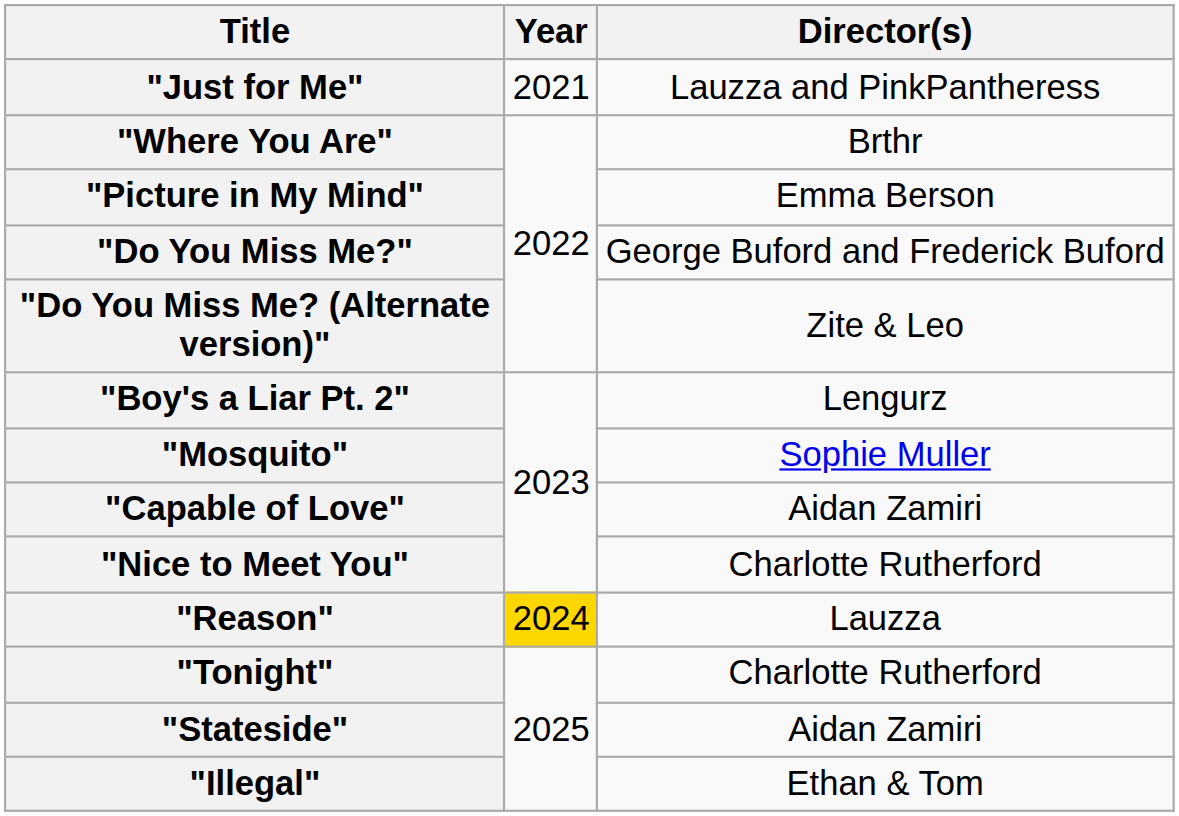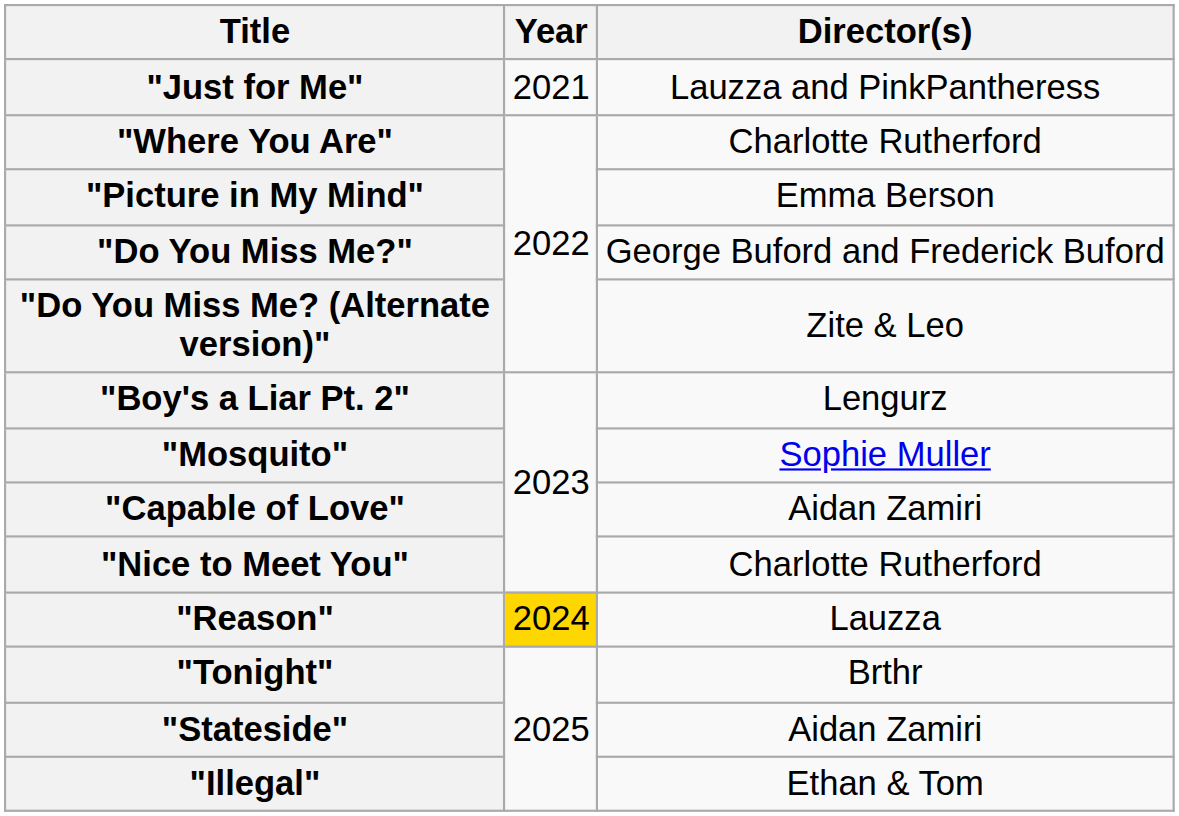(885, 141) Brthr -> (885, 141) Charlotte Rutherford
(885, 673) Charlotte Rutherford -> (885, 673) Brthr
